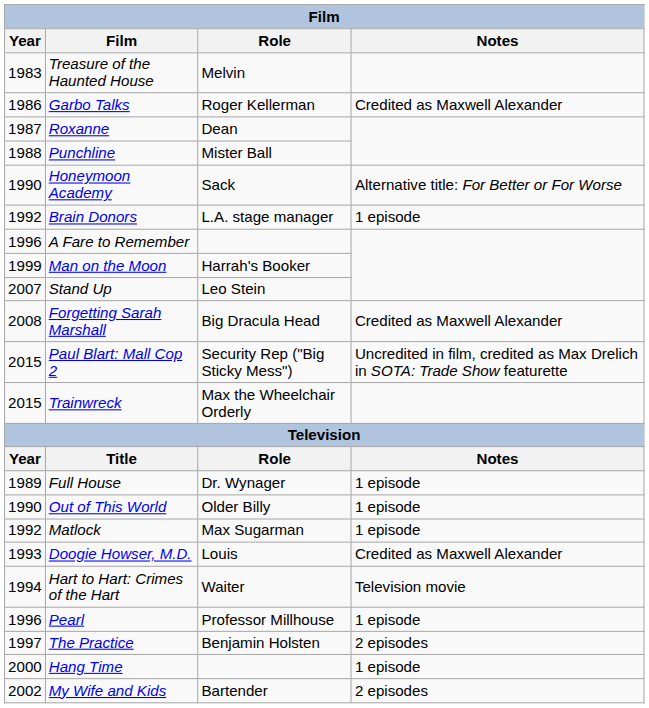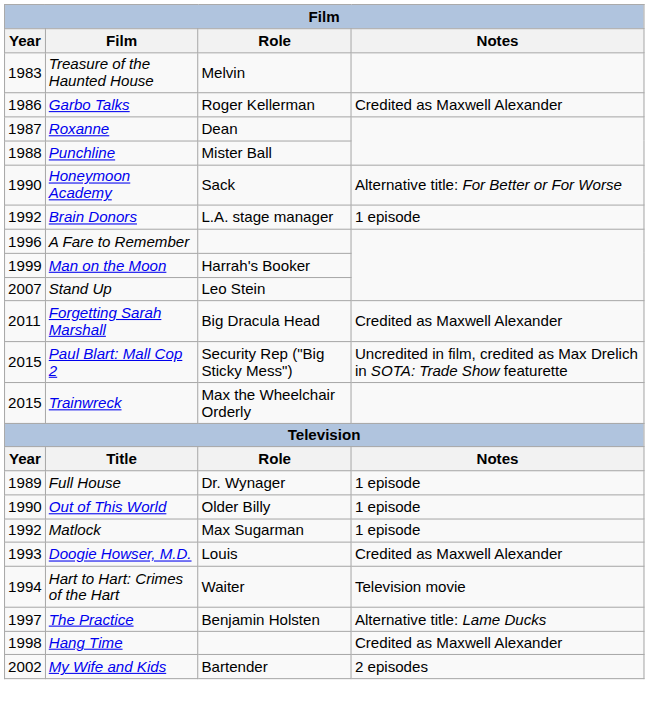(25, 322) 2008 -> (24, 322) 2011
- row: (66, 619)
(391, 643) 2 episodes -> (451, 619) Alternative title: Lame Ducks
(25, 667) 2000 -> (25, 643) 1998
(388, 667) 1 episode -> (459, 643) Credited as Maxwell Alexander
